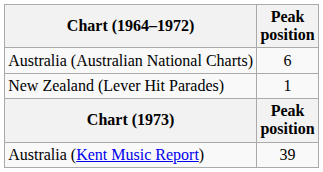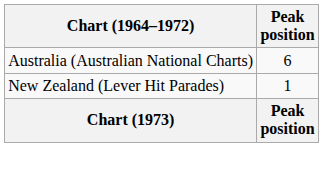- row: (106, 154)
